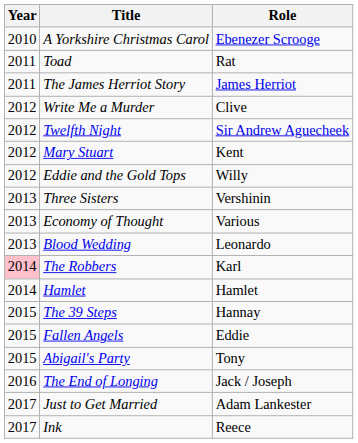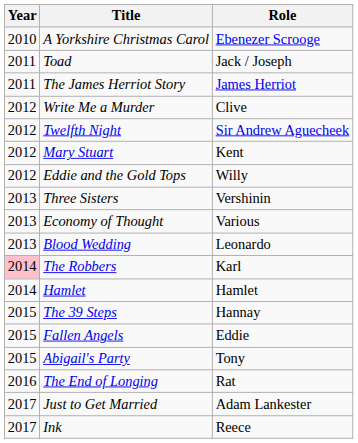(226, 61) Rat -> (254, 61) Jack / Joseph
(254, 381) Jack / Joseph -> (226, 381) Rat
